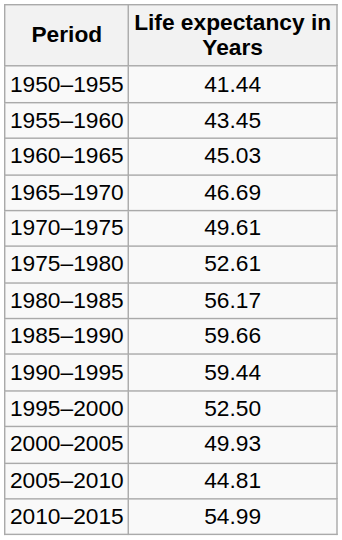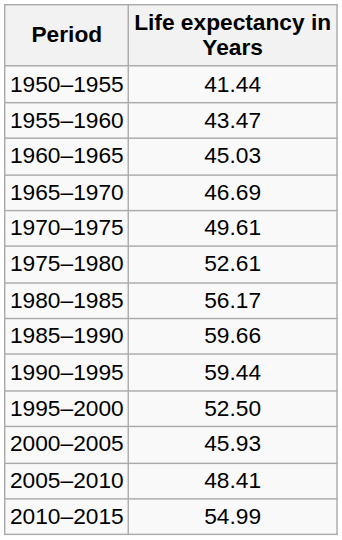(233, 120) 43.45 -> (233, 120) 43.47
(233, 444) 49.93 -> (233, 444) 45.93
(233, 480) 44.81 -> (233, 480) 48.41
